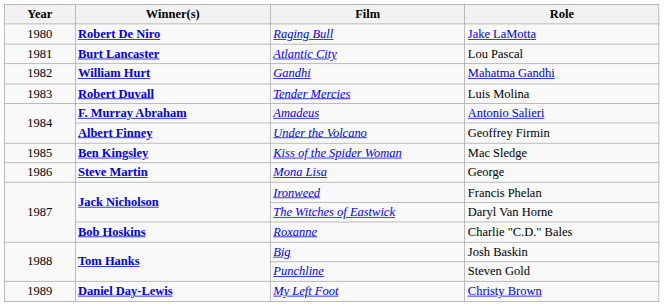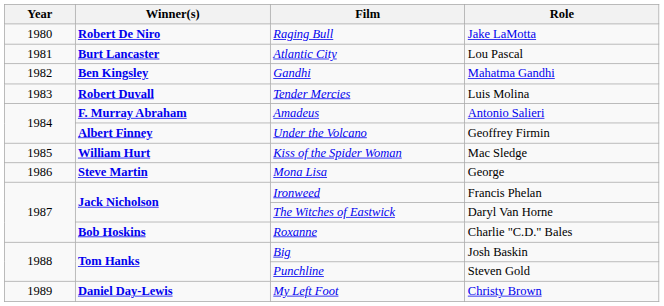(114, 73) William Hurt -> (113, 73) Ben Kingsley
(113, 152) Ben Kingsley -> (114, 152) William Hurt
